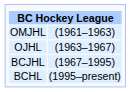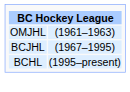- row: (28, 47)
